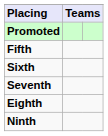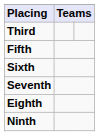- row: (33, 31)
+ row: (21, 31)
